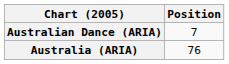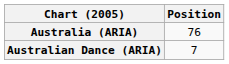rows swapped: (84, 50) <-> (84, 32)
